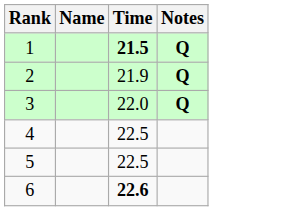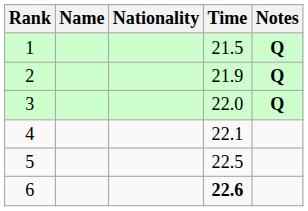+ column: (156, 18)
(133, 47) bold -> (227, 47) normal
(133, 133) 22.5 -> (227, 133) 22.1
